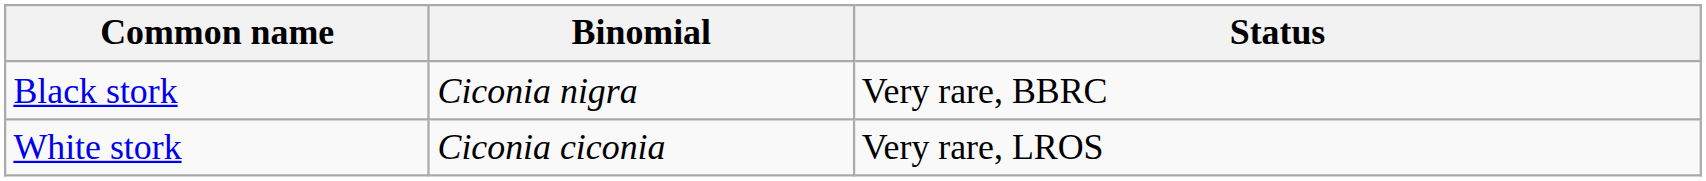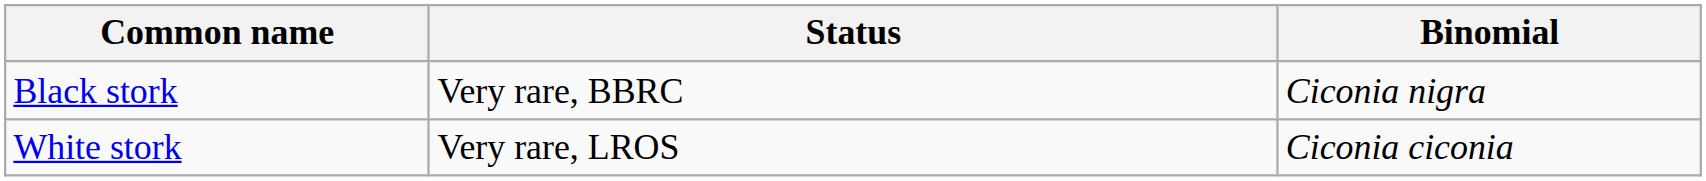columns swapped: (641, 32) <-> (1278, 32)
